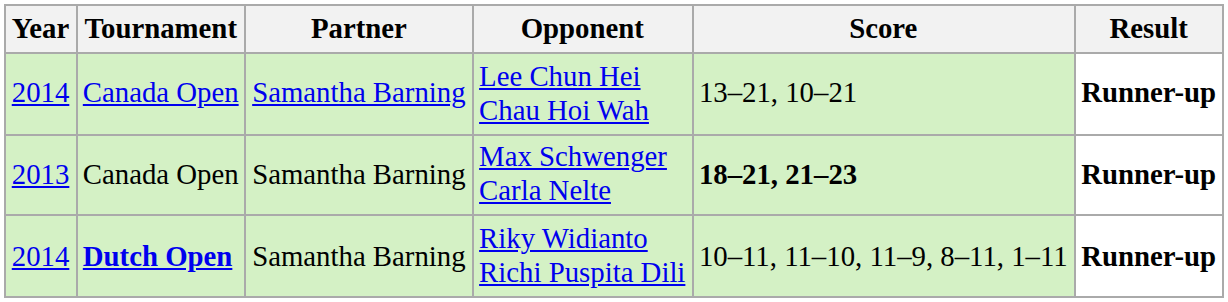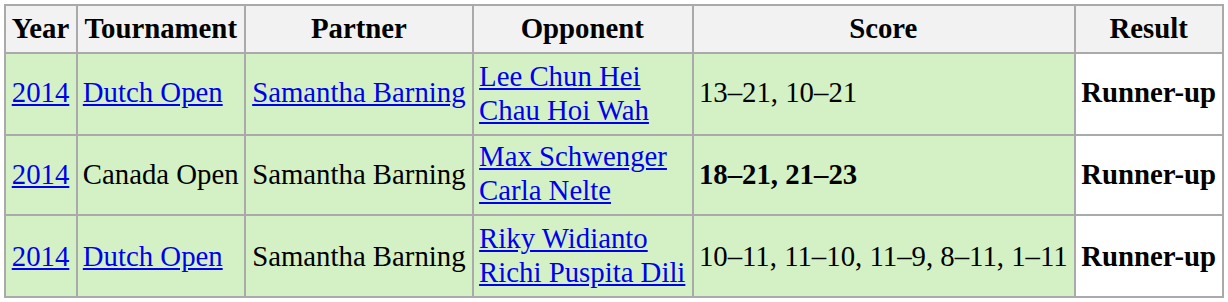(161, 93) Canada Open -> (153, 93) Dutch Open
(41, 174) 2013 -> (41, 174) 2014
(158, 256) bold -> (153, 256) normal
